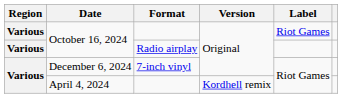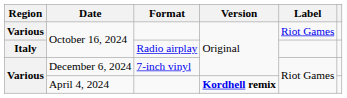(25, 48) Various -> (25, 48) Italy
(237, 84) normal -> (239, 84) bold
